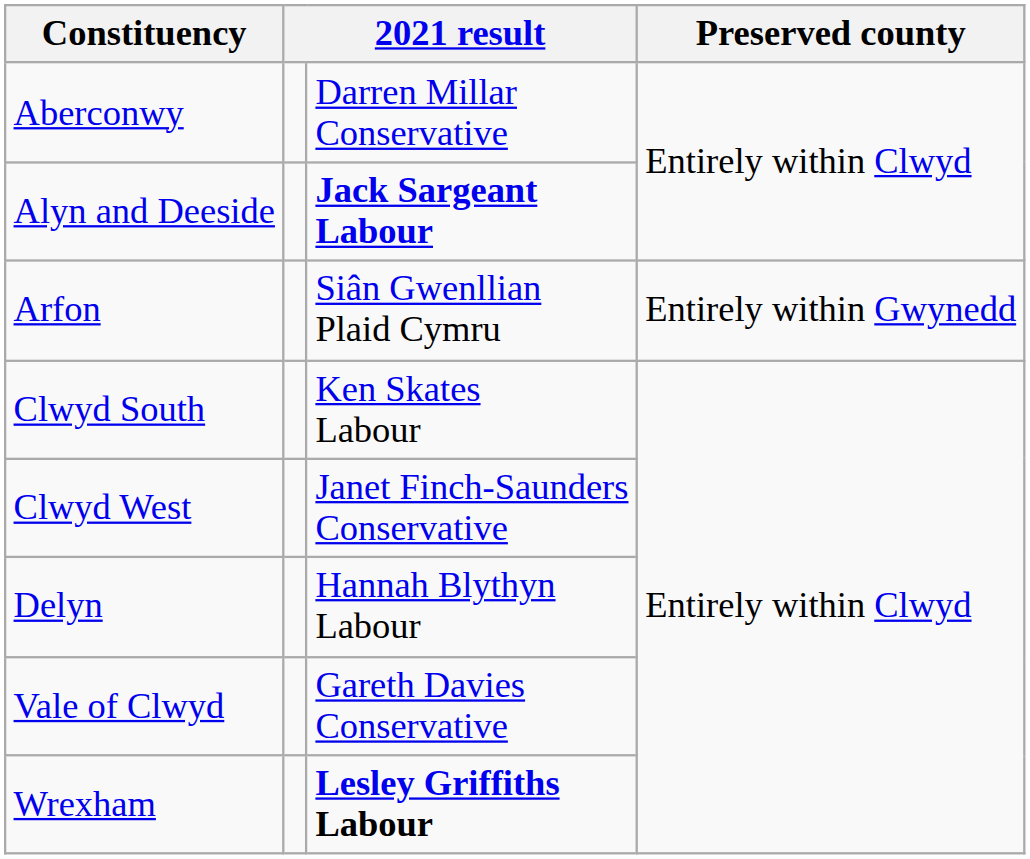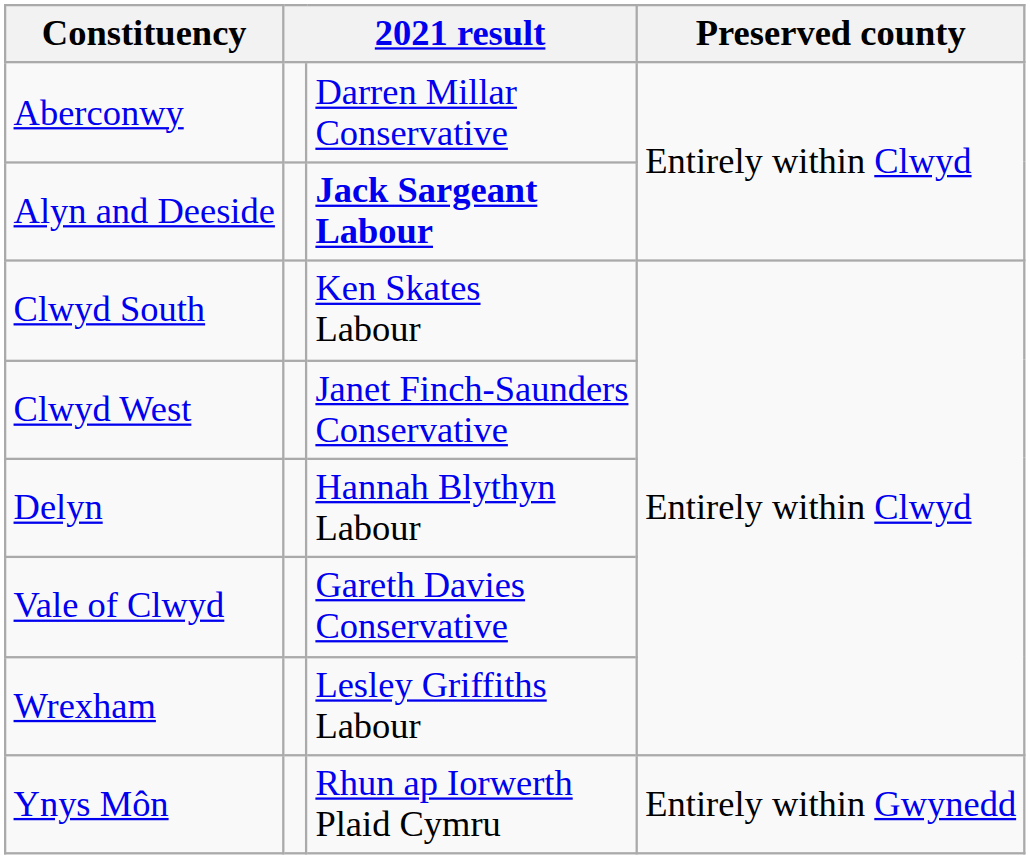- row: (57, 309)
(437, 804) bold -> (431, 705) normal
+ row: (91, 804)
